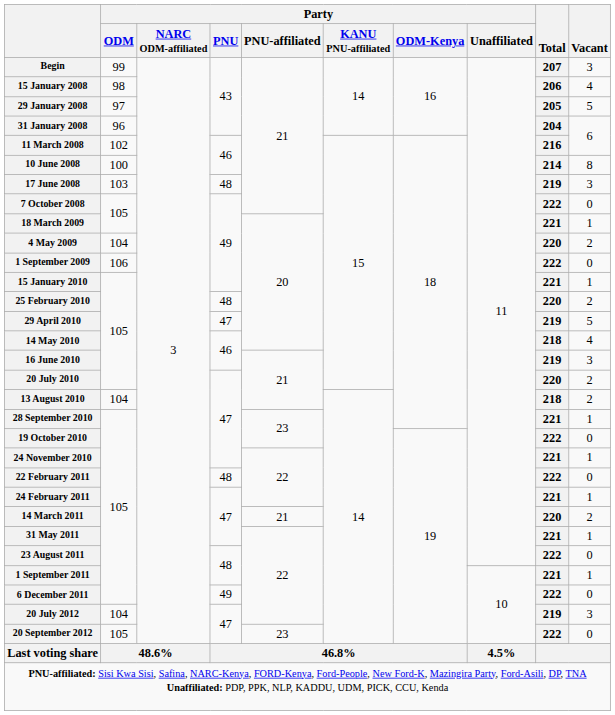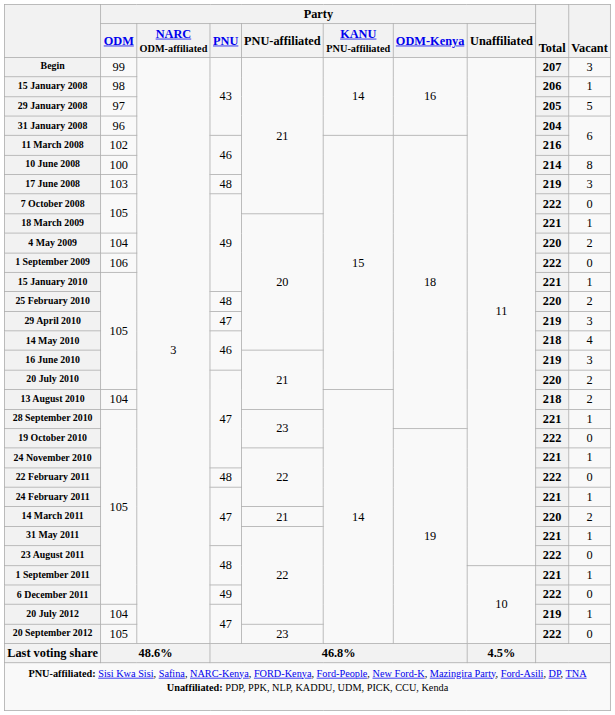(590, 86) 4 -> (590, 86) 1
(590, 321) 5 -> (590, 321) 3
(590, 614) 3 -> (590, 614) 1
